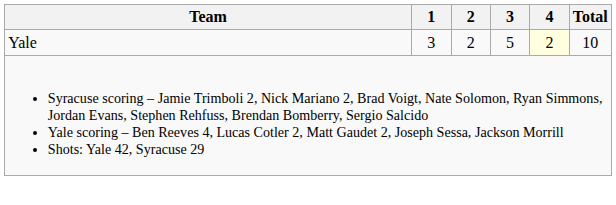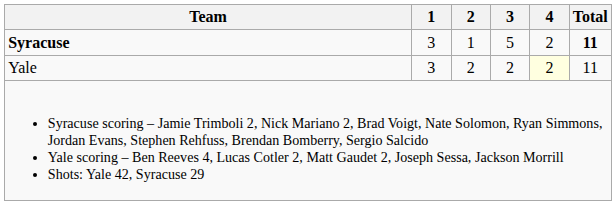+ row: (39, 42)
(510, 42) 5 -> (510, 67) 2
(590, 42) 10 -> (590, 67) 11
